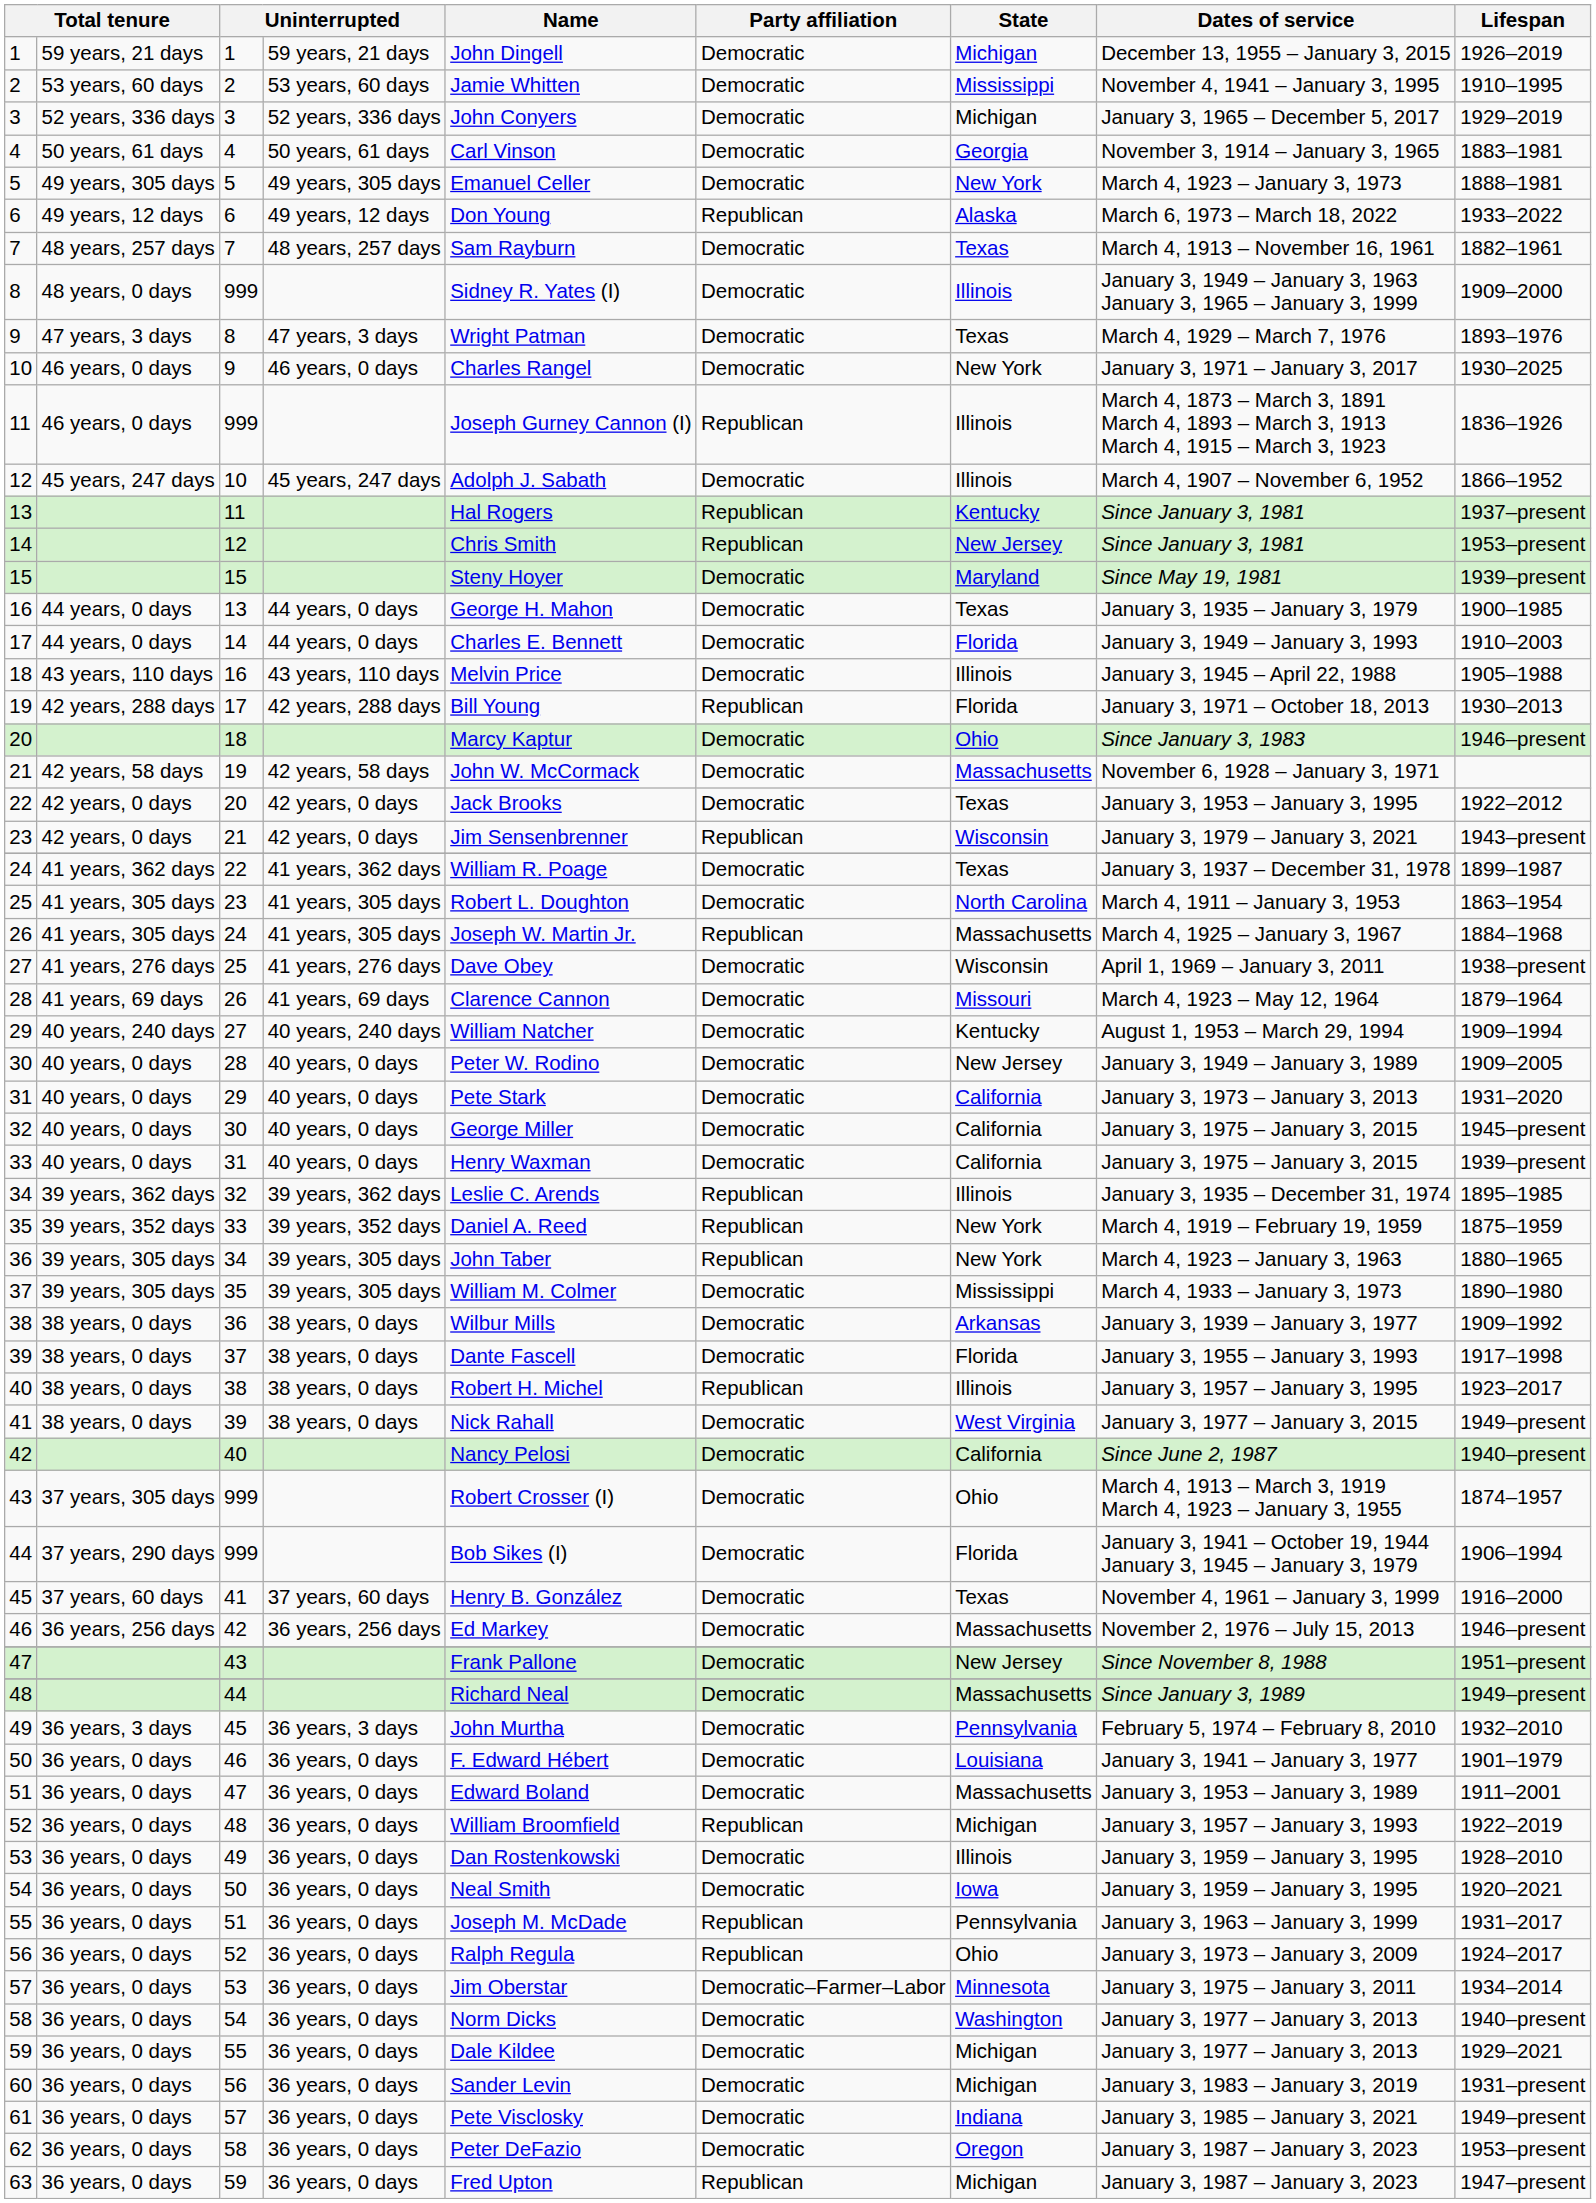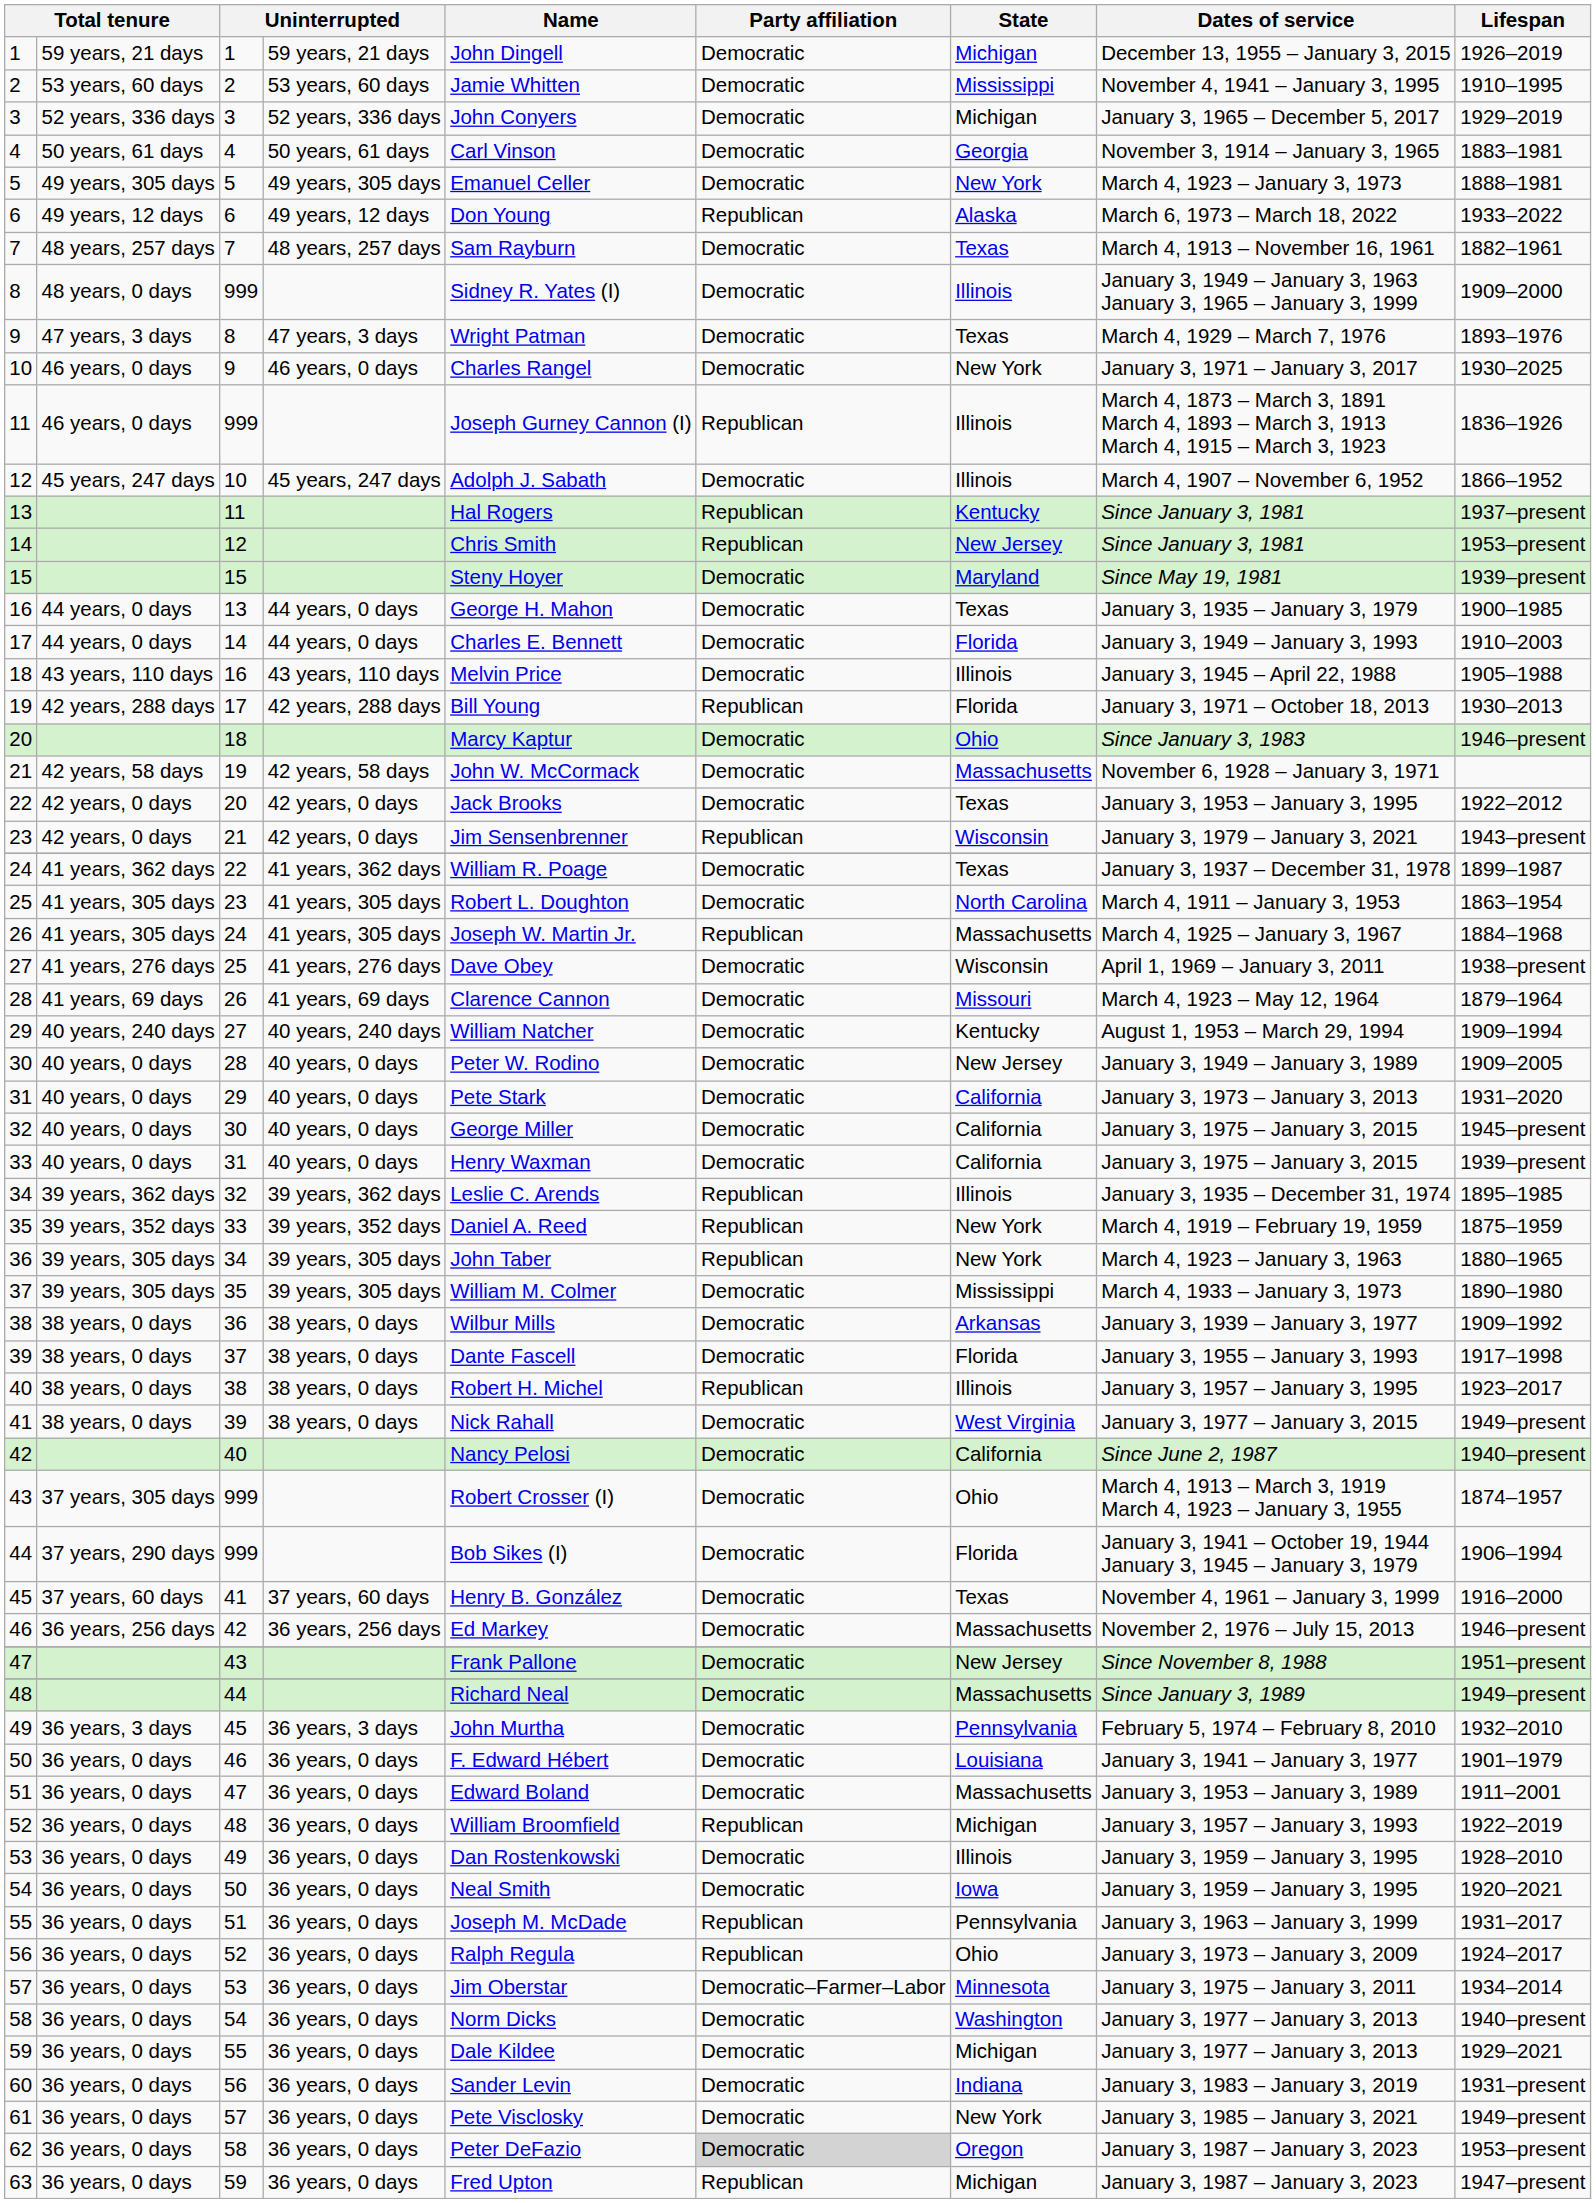(996, 2084) Michigan -> (989, 2084) Indiana
(989, 2117) Indiana -> (998, 2117) New York
(753, 2149) no background -> (753, 2149) lightgrey background
